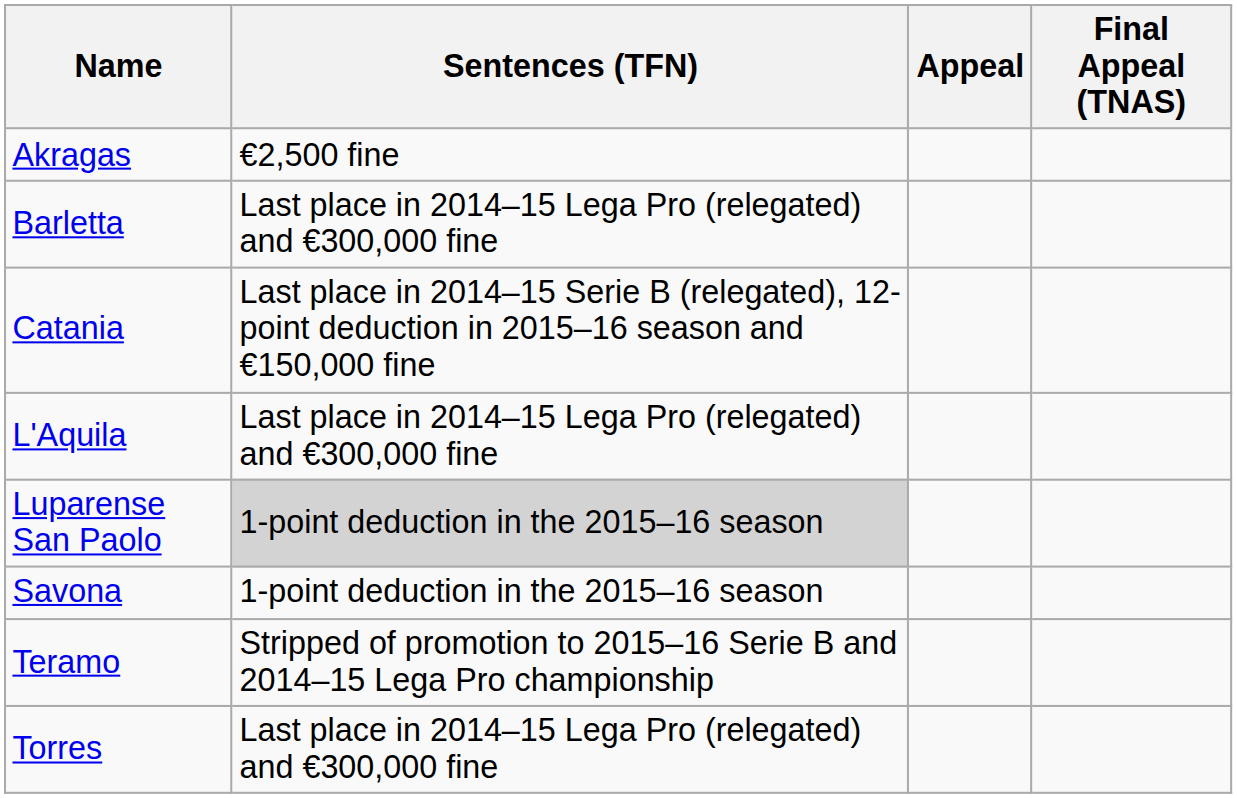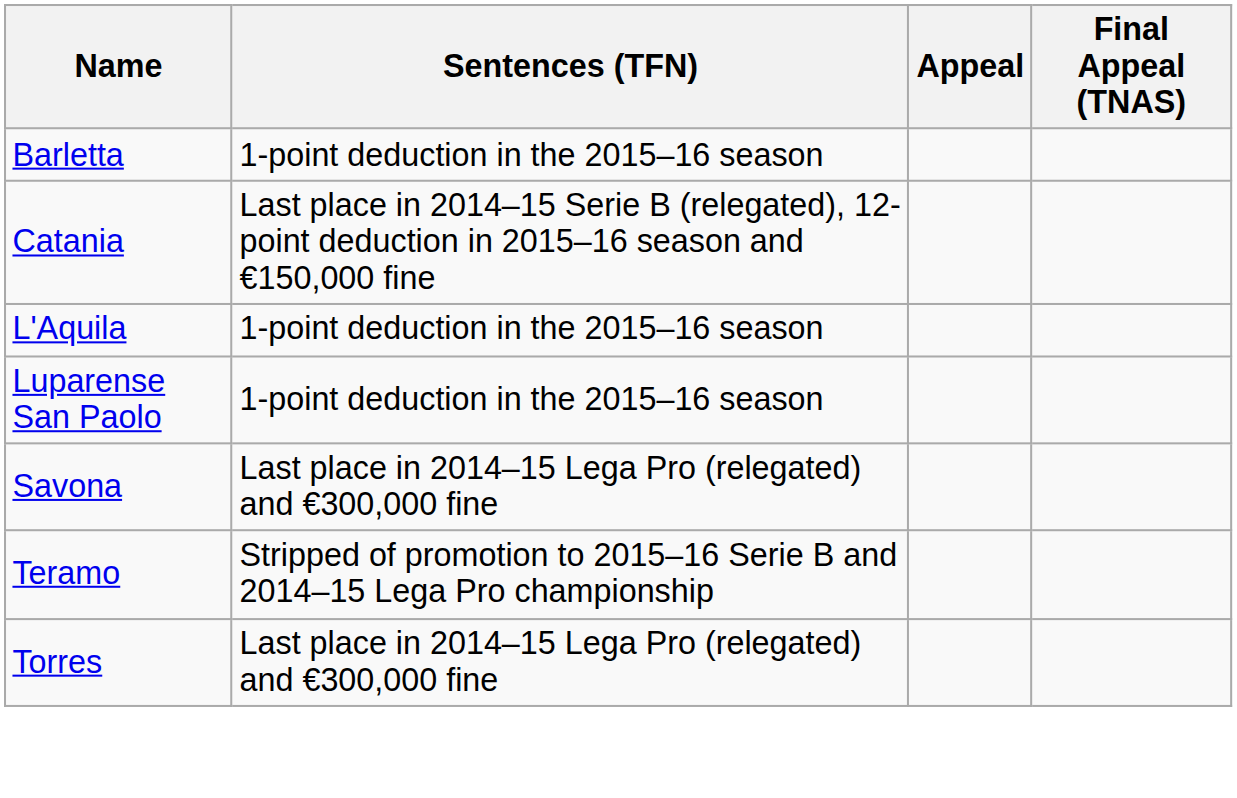- row: (72, 154)
(550, 223) Last place in 2014–15 Lega Pro (relegated) and €300,000 fine -> (532, 154) 1-point deduction in the 2015–16 season
(550, 435) Last place in 2014–15 Lega Pro (relegated) and €300,000 fine -> (532, 329) 1-point deduction in the 2015–16 season
(532, 522) lightgrey background -> (532, 398) no background
(532, 592) 1-point deduction in the 2015–16 season -> (550, 486) Last place in 2014–15 Lega Pro (relegated) and €300,000 fine
